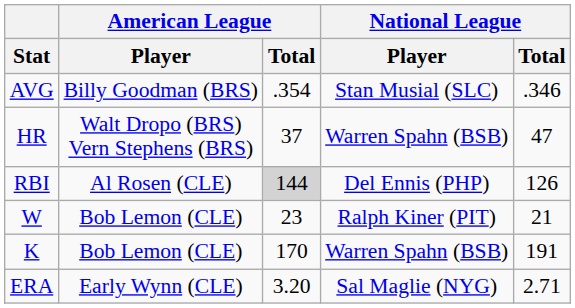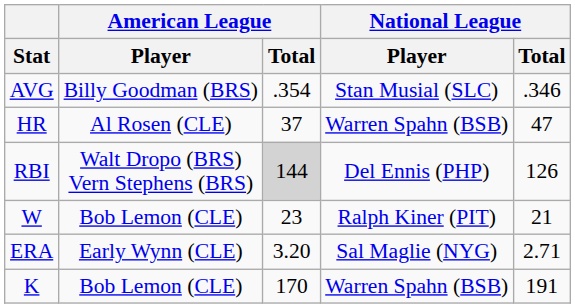(161, 136) Walt Dropo (BRS) Vern Stephens (BRS) -> (161, 124) Al Rosen (CLE)
(161, 182) Al Rosen (CLE) -> (161, 170) Walt Dropo (BRS) Vern Stephens (BRS)
rows swapped: (32, 285) <-> (32, 251)
